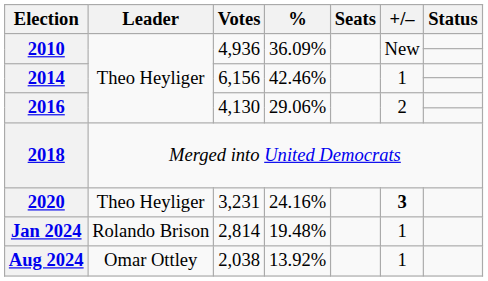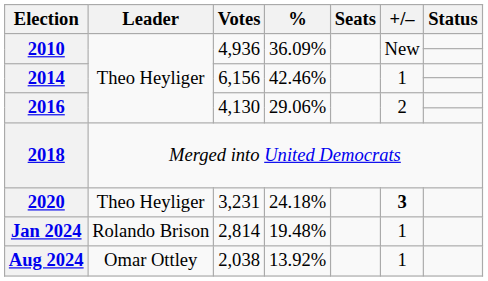(298, 201) 24.16% -> (298, 201) 24.18%
